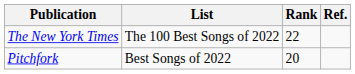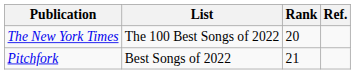(292, 36) 22 -> (292, 36) 20
(292, 58) 20 -> (292, 58) 21
